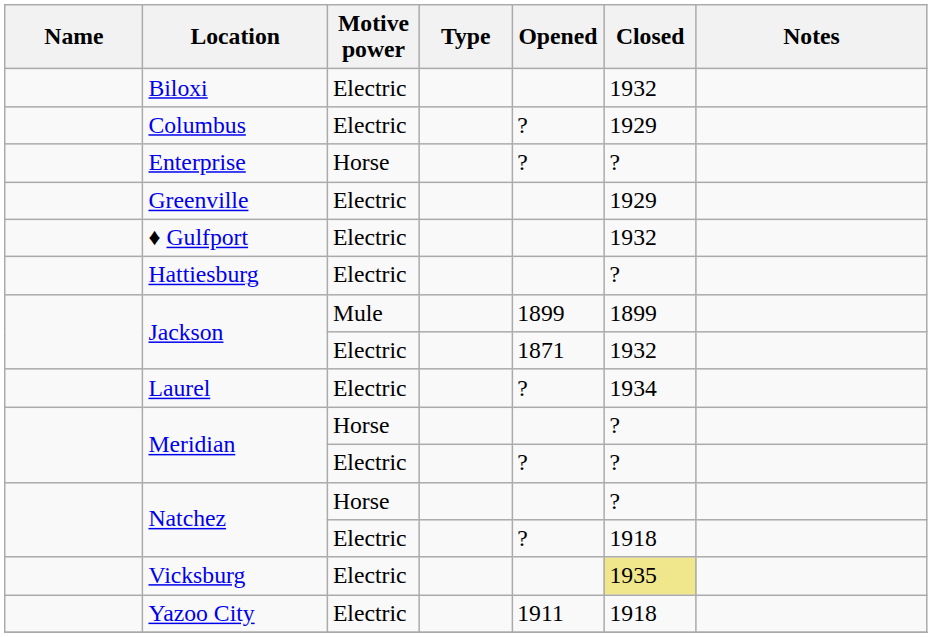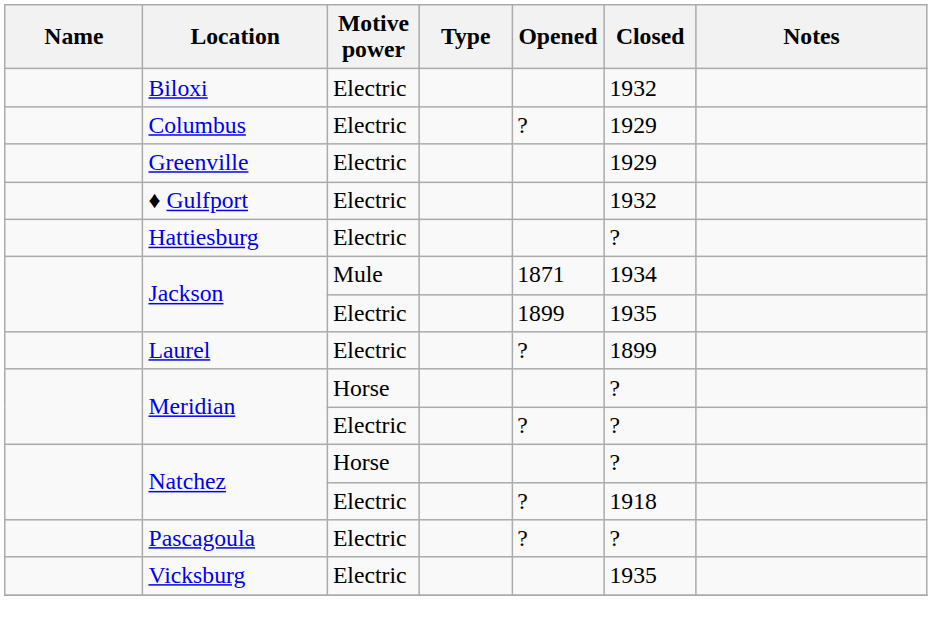- row: (197, 162)
(541, 312) 1899 -> (541, 275) 1871
(633, 312) 1899 -> (633, 275) 1934
(541, 350) 1871 -> (541, 312) 1899
(633, 350) 1932 -> (633, 312) 1935
(633, 387) 1934 -> (633, 350) 1899
+ row: (202, 538)
(633, 575) khaki background -> (633, 575) no background
- row: (202, 613)
